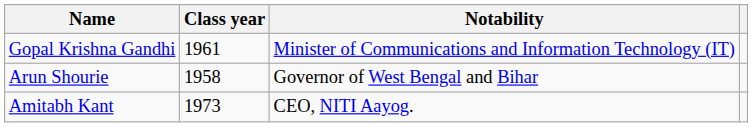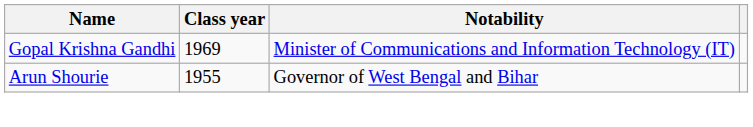(202, 48) 1961 -> (202, 48) 1969
(202, 77) 1958 -> (202, 77) 1955
- row: (61, 106)
